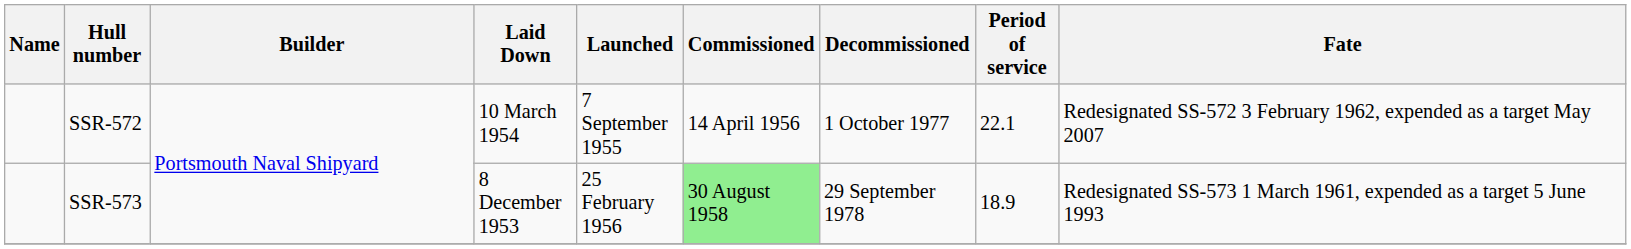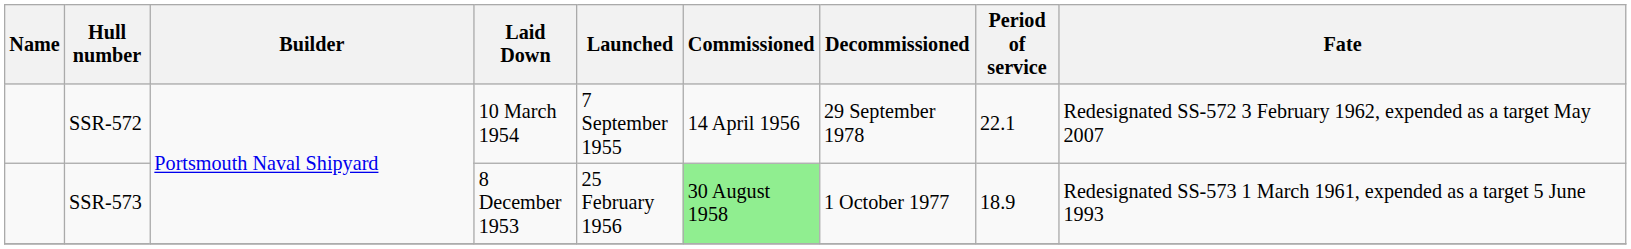(887, 123) 1 October 1977 -> (880, 123) 29 September 1978
(880, 202) 29 September 1978 -> (887, 202) 1 October 1977
